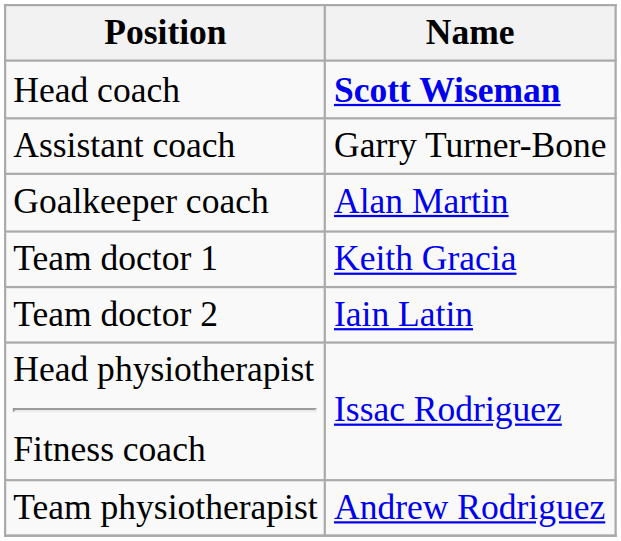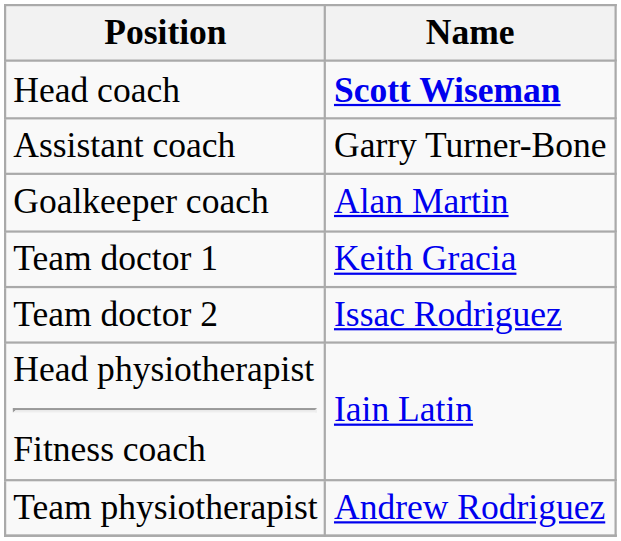(404, 314) Iain Latin -> (448, 314) Issac Rodriguez
(448, 410) Issac Rodriguez -> (404, 410) Iain Latin
